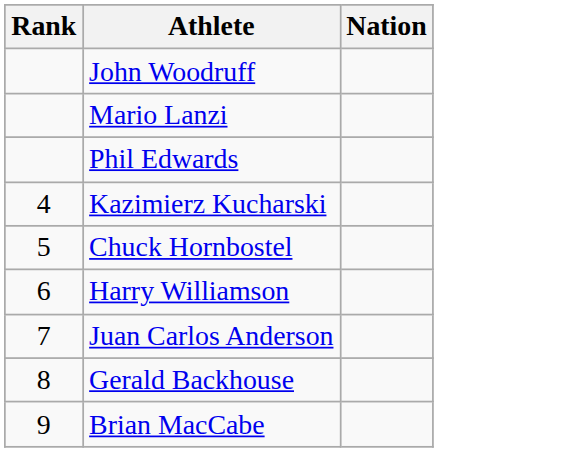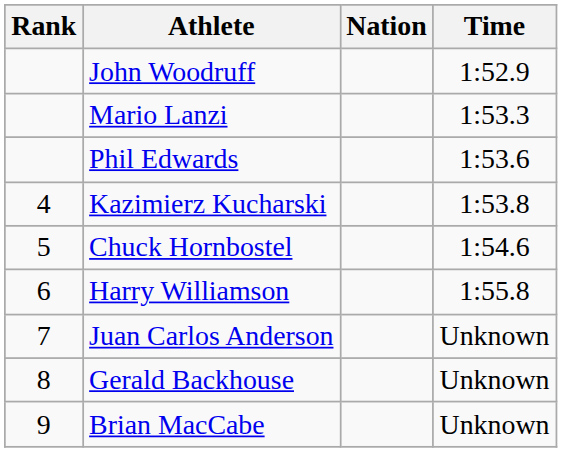+ column: (495, 26)
